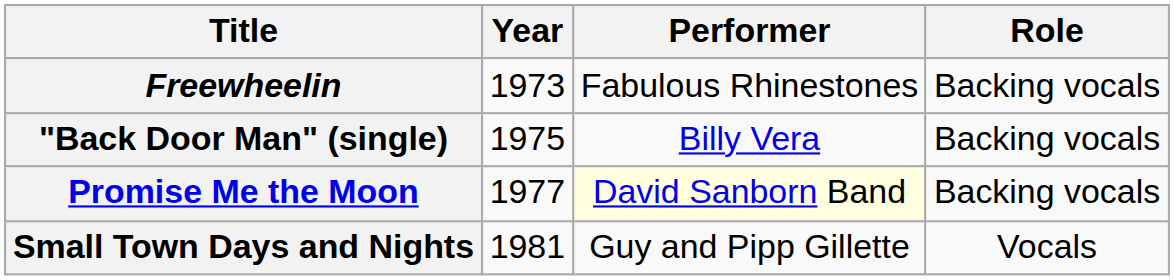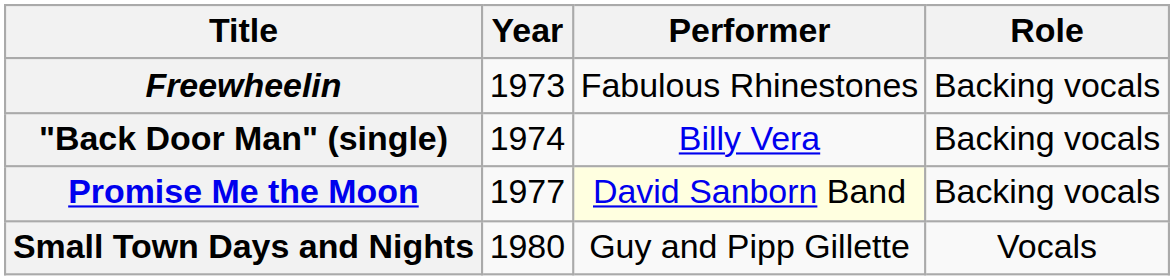(527, 138) 1975 -> (527, 138) 1974
(527, 246) 1981 -> (527, 246) 1980
